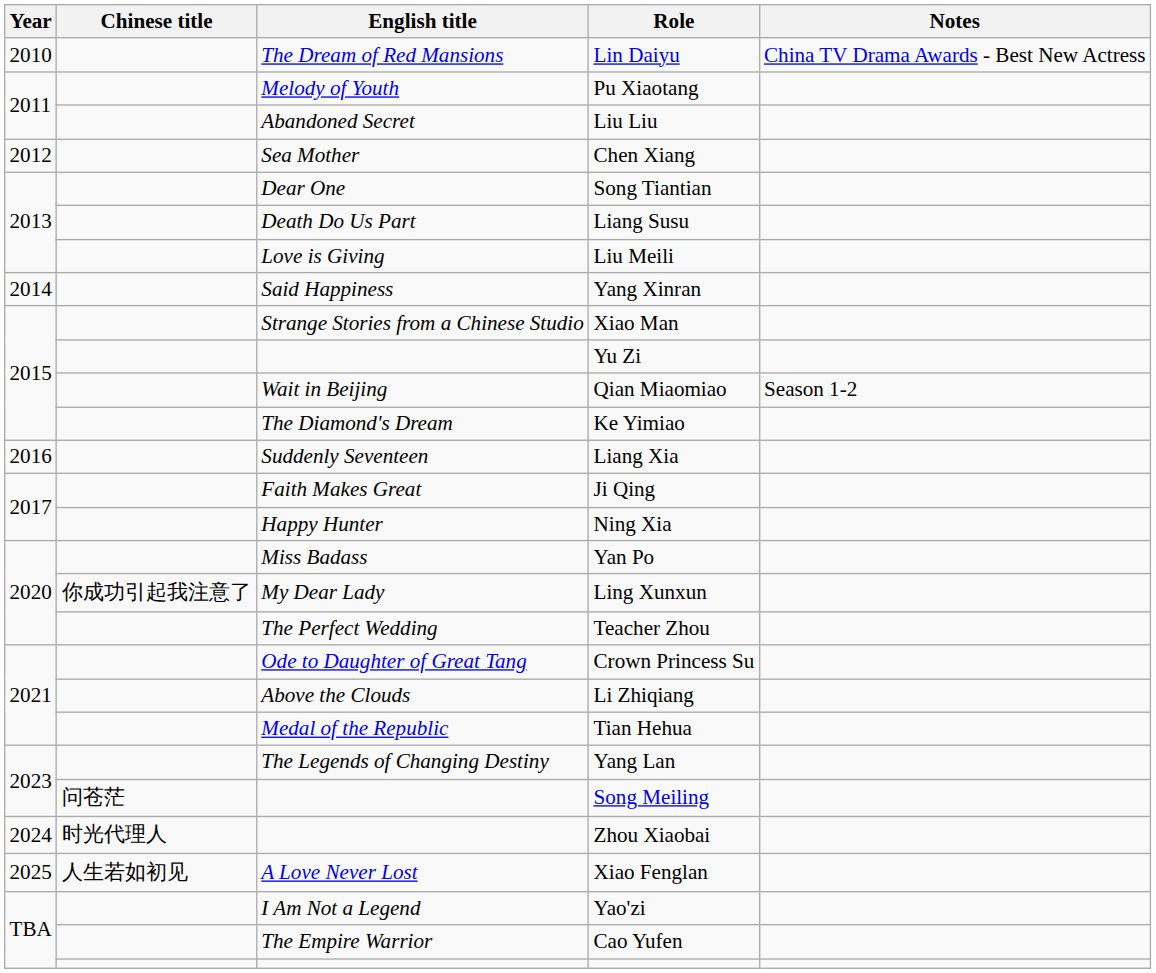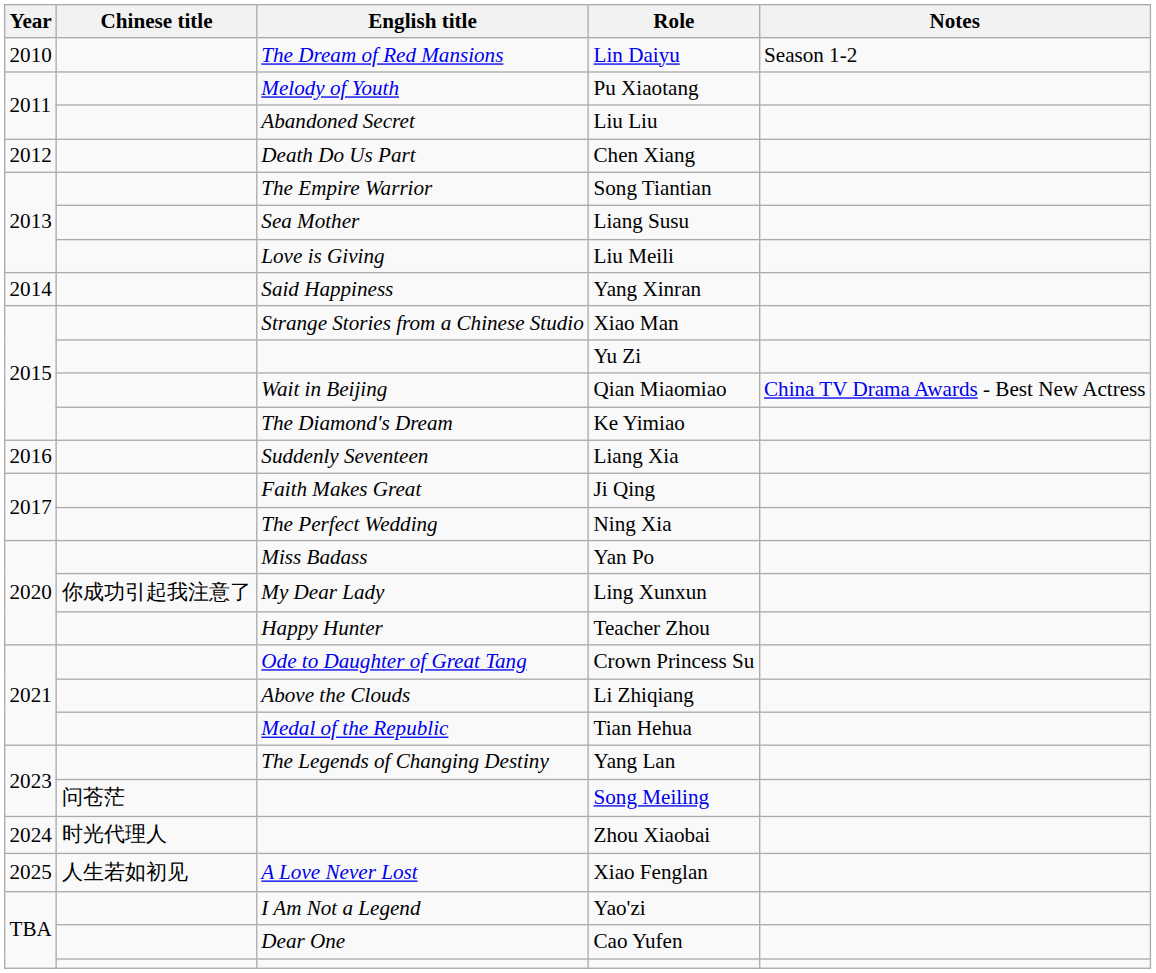(955, 54) China TV Drama Awards - Best New Actress -> (811, 54) Season 1-2
(310, 155) Sea Mother -> (338, 155) Death Do Us Part
(303, 188) Dear One -> (347, 188) The Empire Warrior
(338, 222) Death Do Us Part -> (310, 222) Sea Mother
(811, 389) Season 1-2 -> (955, 389) China TV Drama Awards - Best New Actress
(322, 523) Happy Hunter -> (349, 523) The Perfect Wedding
(349, 628) The Perfect Wedding -> (322, 628) Happy Hunter
(347, 941) The Empire Warrior -> (303, 941) Dear One
